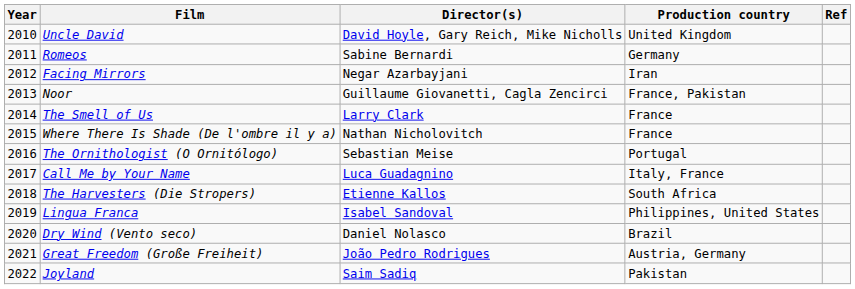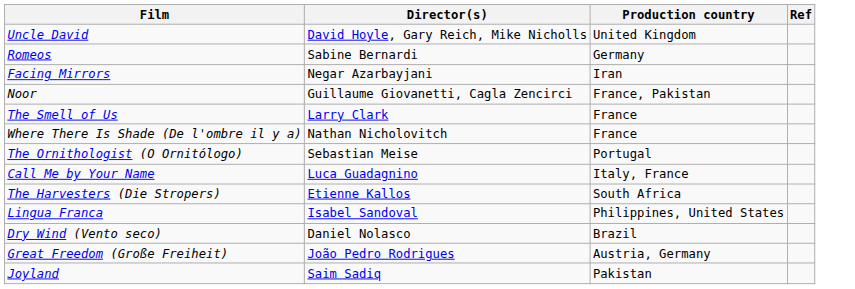- column: (22, 14)
